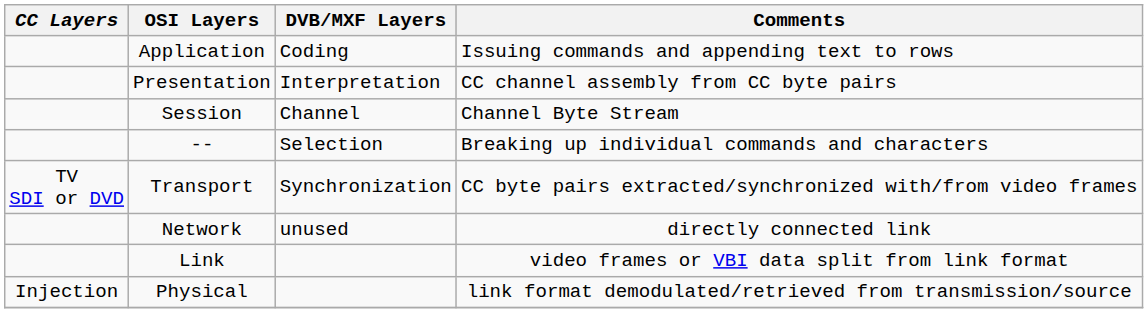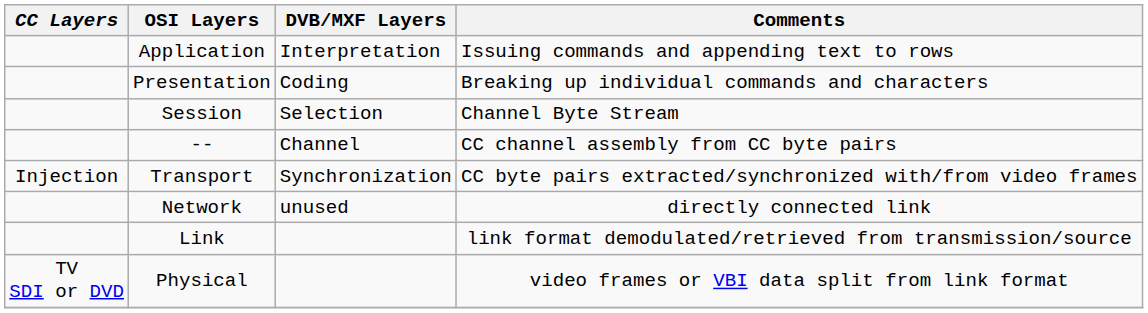(314, 51) Coding -> (360, 51) Interpretation
(360, 83) Interpretation -> (314, 83) Coding
(679, 83) CC channel assembly from CC byte pairs -> (725, 83) Breaking up individual commands and characters
(320, 114) Channel -> (331, 114) Selection
(331, 145) Selection -> (320, 145) Channel
(725, 145) Breaking up individual commands and characters -> (679, 145) CC channel assembly from CC byte pairs
(67, 187) TV SDI or DVD -> (67, 176) Injection
(799, 260) video frames or VBI data split from link format -> (799, 238) link format demodulated/retrieved from transmission/source
(67, 292) Injection -> (67, 280) TV SDI or DVD
(799, 292) link format demodulated/retrieved from transmission/source -> (799, 280) video frames or VBI data split from link format
